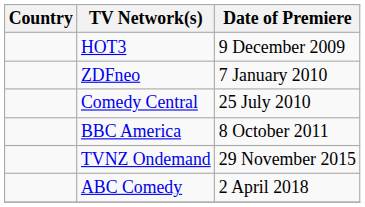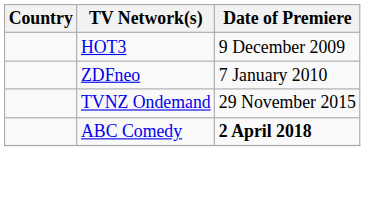- row: (139, 103)
- row: (131, 131)
(264, 187) normal -> (265, 131) bold
